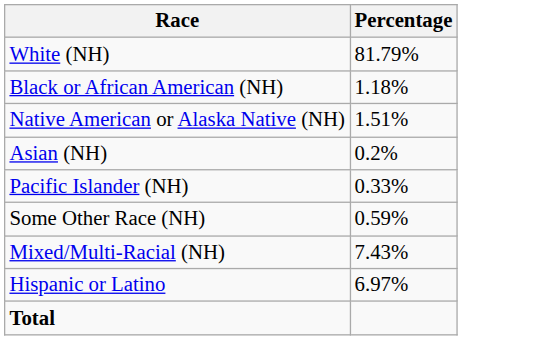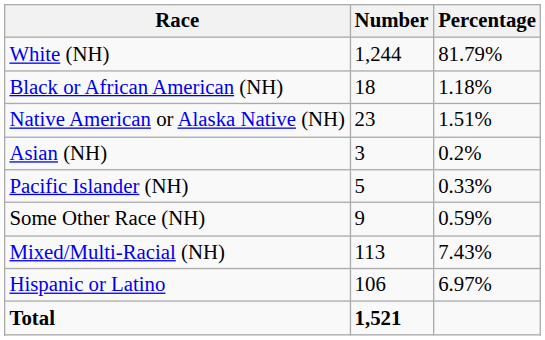+ column: (392, 20)
